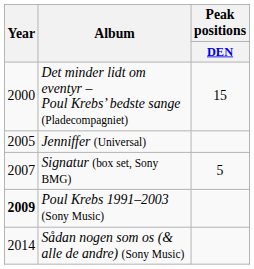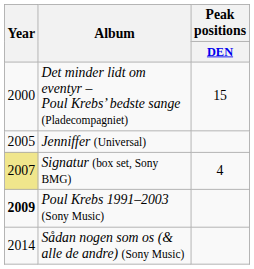(21, 170) no background -> (21, 170) khaki background
(220, 170) 5 -> (220, 170) 4
